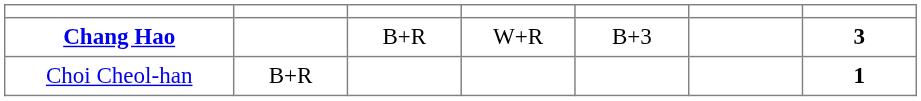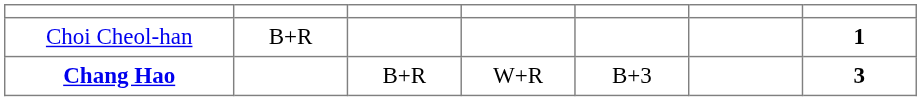rows swapped: (119, 75) <-> (119, 36)
